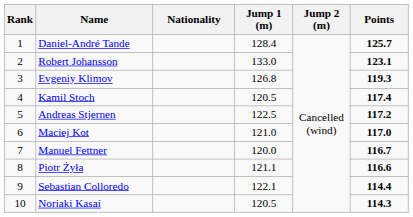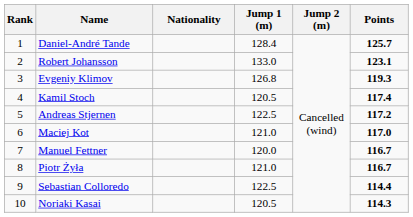(264, 168) 121.1 -> (264, 168) 121.0
(379, 168) 116.6 -> (379, 168) 116.7
(264, 185) 122.1 -> (264, 185) 122.5
